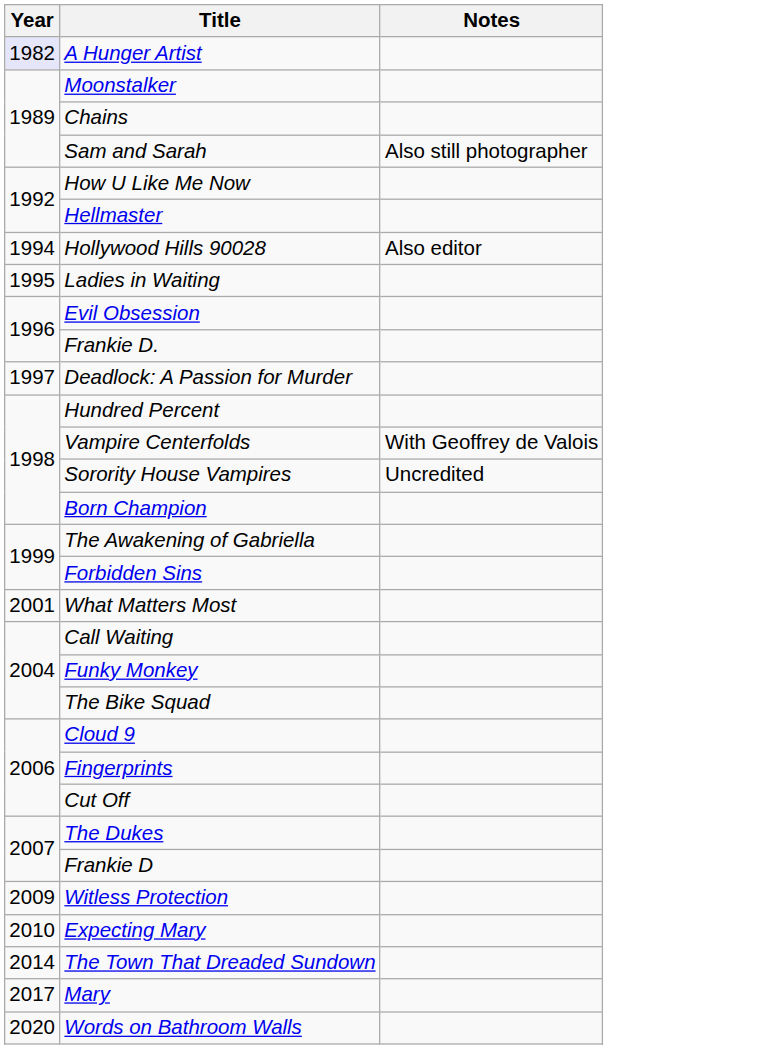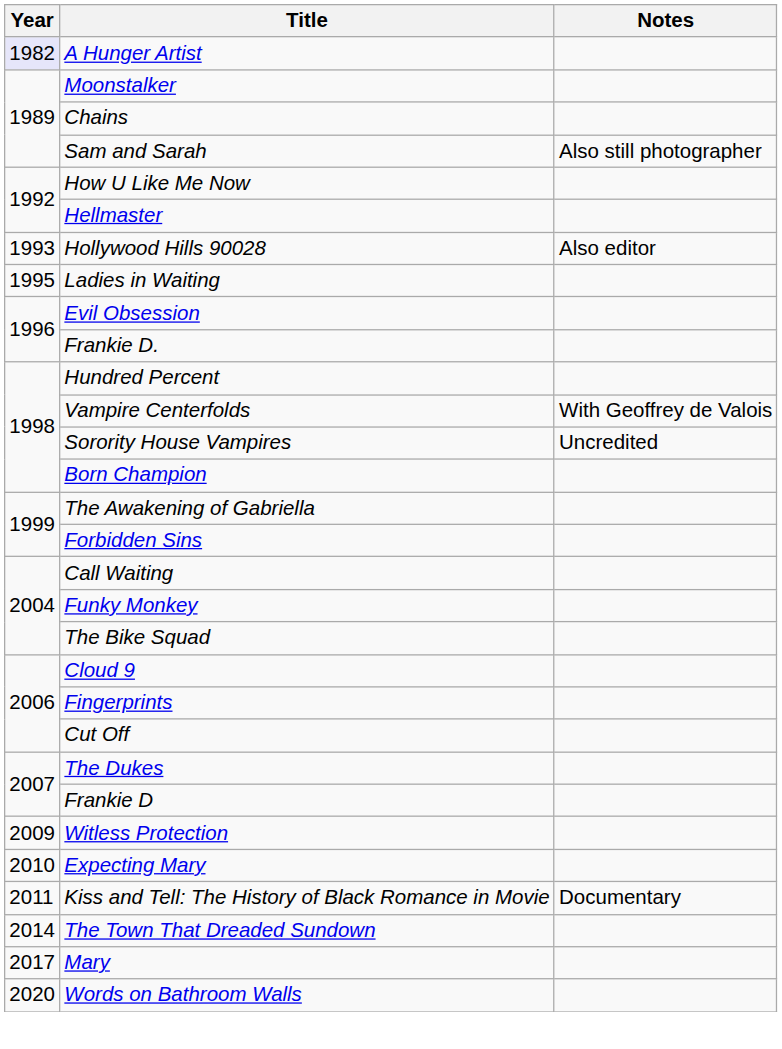(32, 248) 1994 -> (32, 248) 1993
- row: (208, 378)
- row: (150, 605)
+ row: (307, 897)
